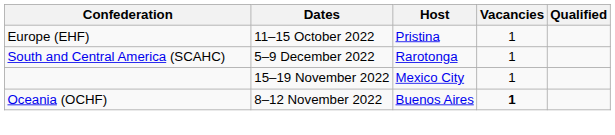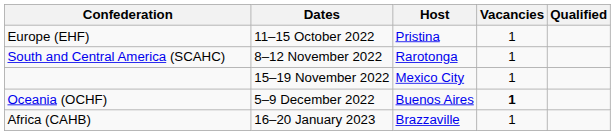(314, 57) 5–9 December 2022 -> (318, 57) 8–12 November 2022
(318, 99) 8–12 November 2022 -> (314, 99) 5–9 December 2022
+ row: (49, 120)
